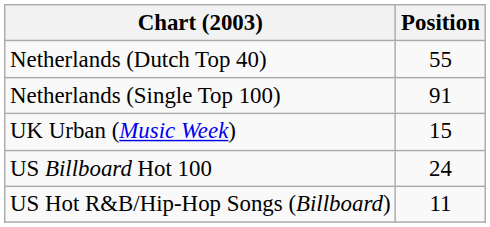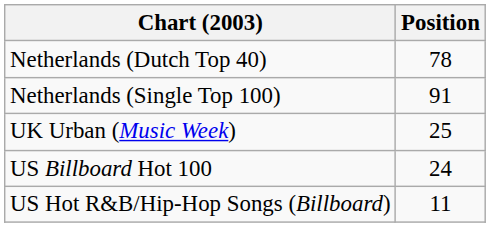(440, 58) 55 -> (440, 58) 78
(440, 131) 15 -> (440, 131) 25
